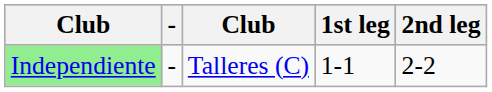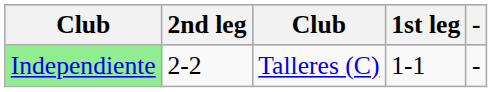columns swapped: (172, 24) <-> (441, 24)
